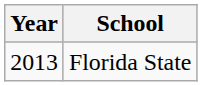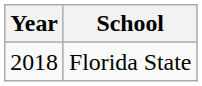(34, 61) 2013 -> (34, 61) 2018
